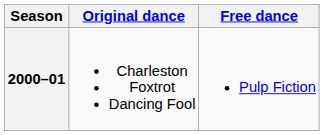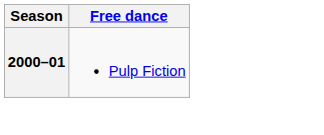- column: (134, 16)
